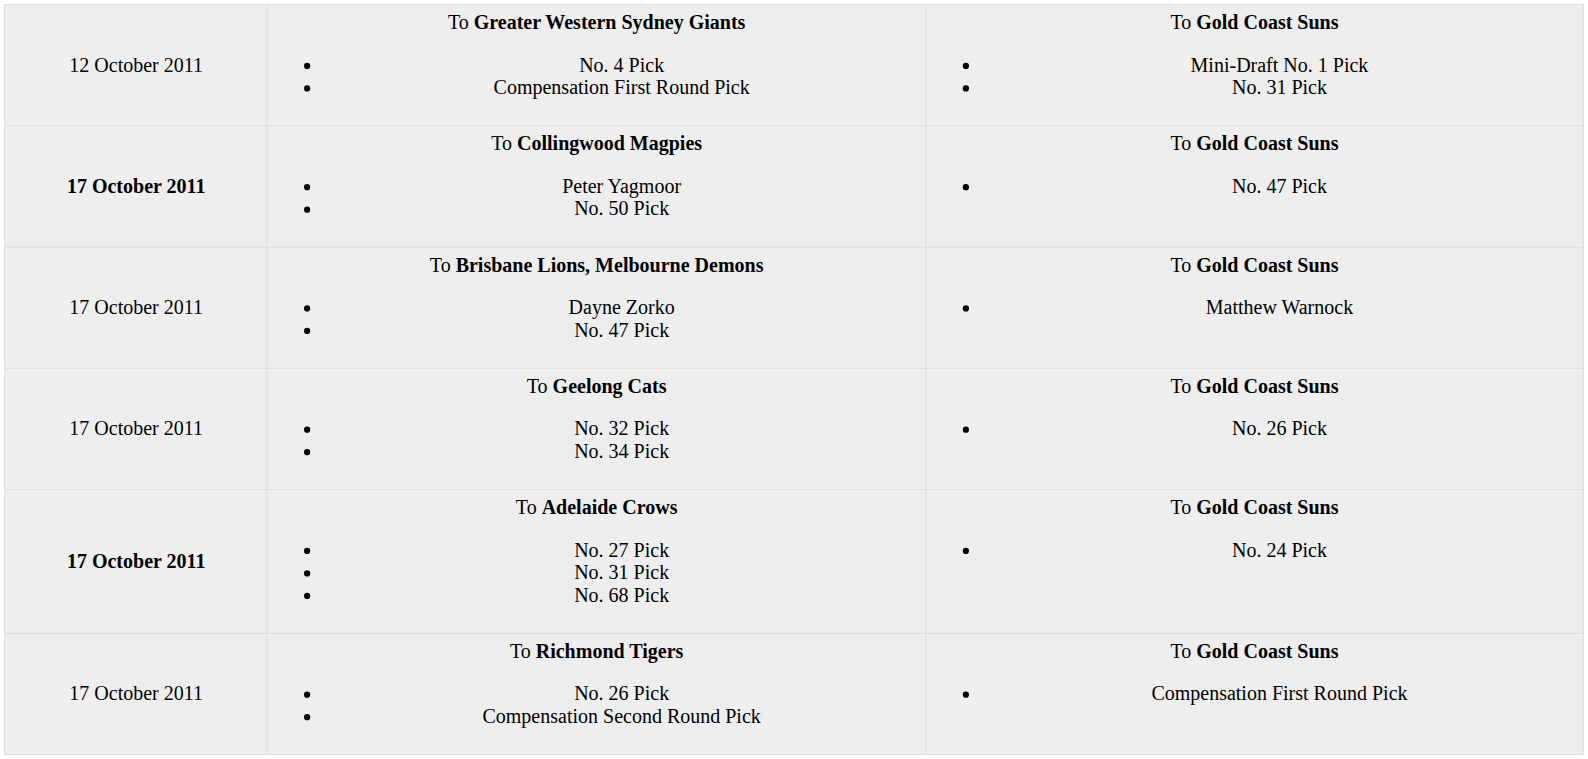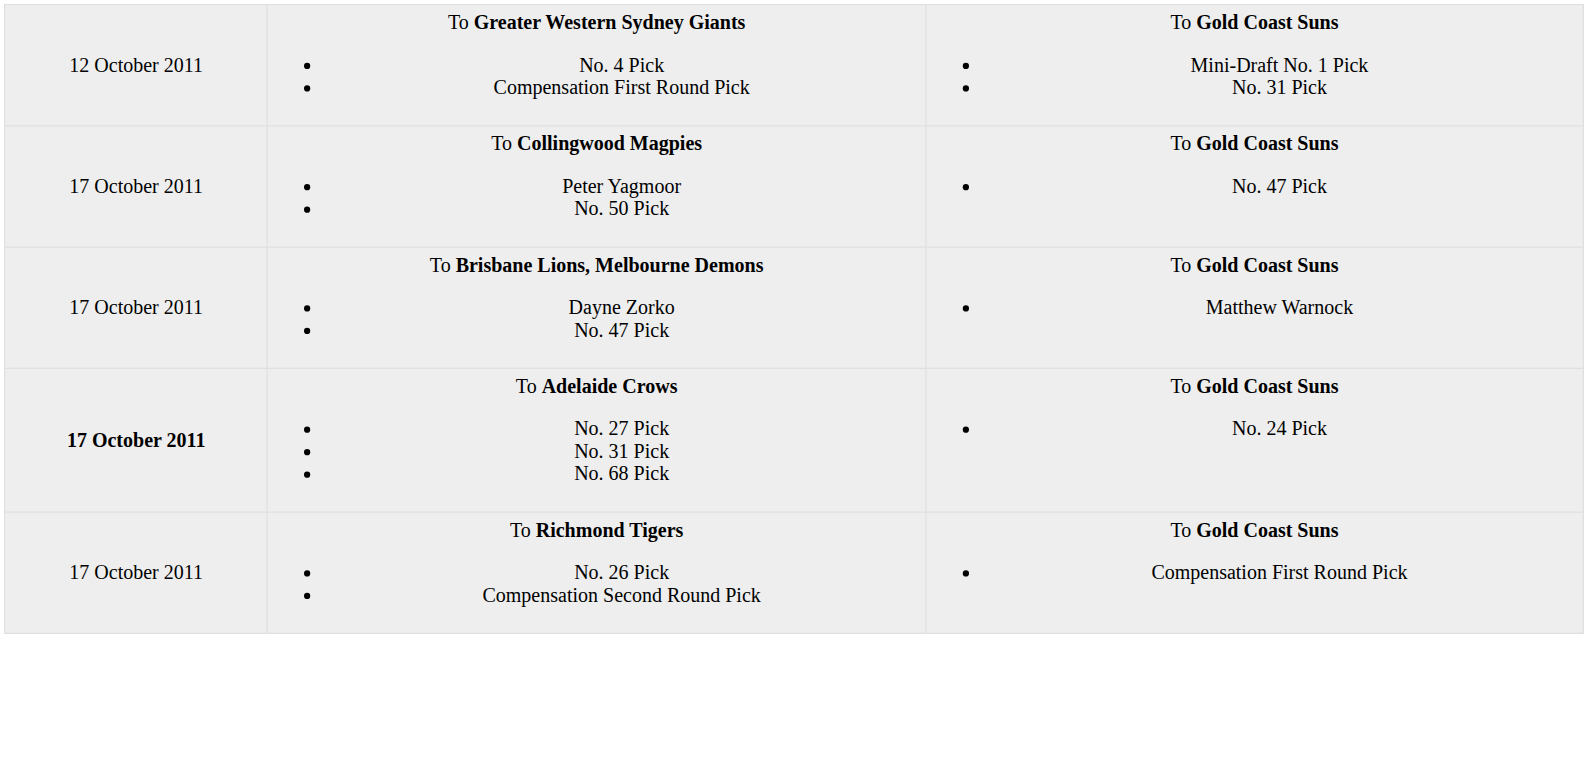(136, 186) bold -> (136, 186) normal
- row: (597, 419)
